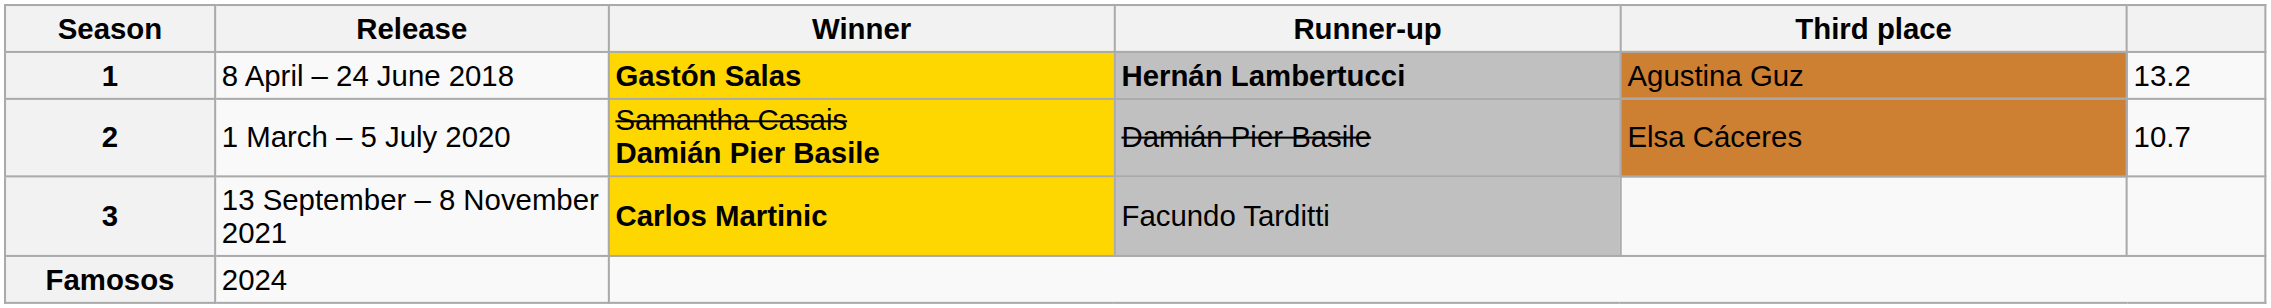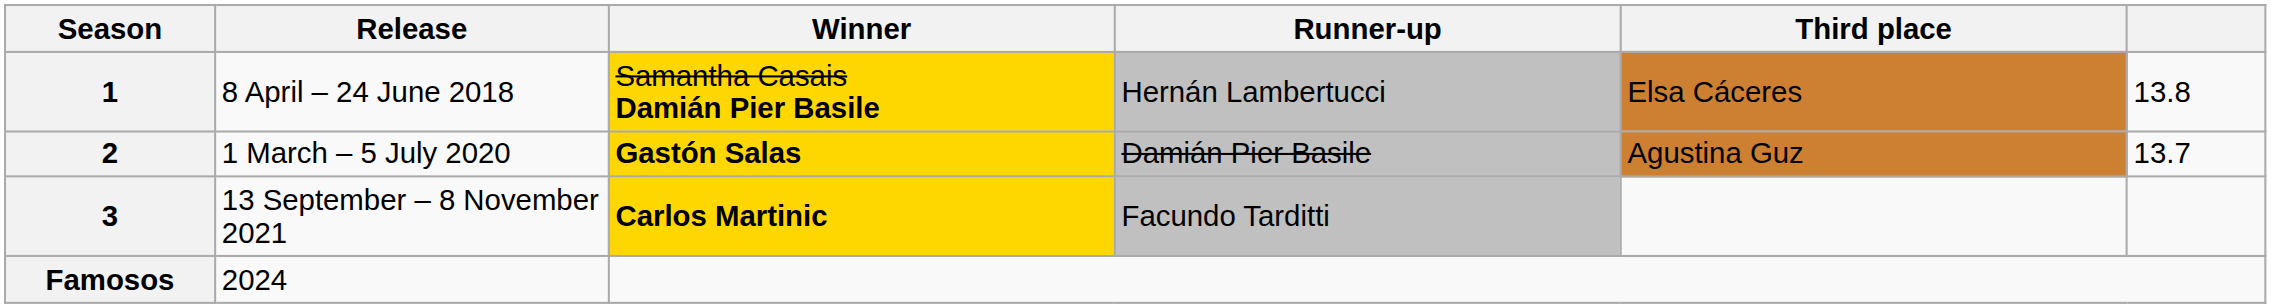(708, 75) Gastón Salas -> (748, 91) Samantha Casais Damián Pier Basile
(1263, 75) bold -> (1254, 91) normal
(1716, 75) Agustina Guz -> (1715, 91) Elsa Cáceres
(2162, 75) 13.2 -> (2162, 91) 13.8
(748, 138) Samantha Casais Damián Pier Basile -> (708, 154) Gastón Salas
(1715, 138) Elsa Cáceres -> (1716, 154) Agustina Guz
(2162, 138) 10.7 -> (2162, 154) 13.7
